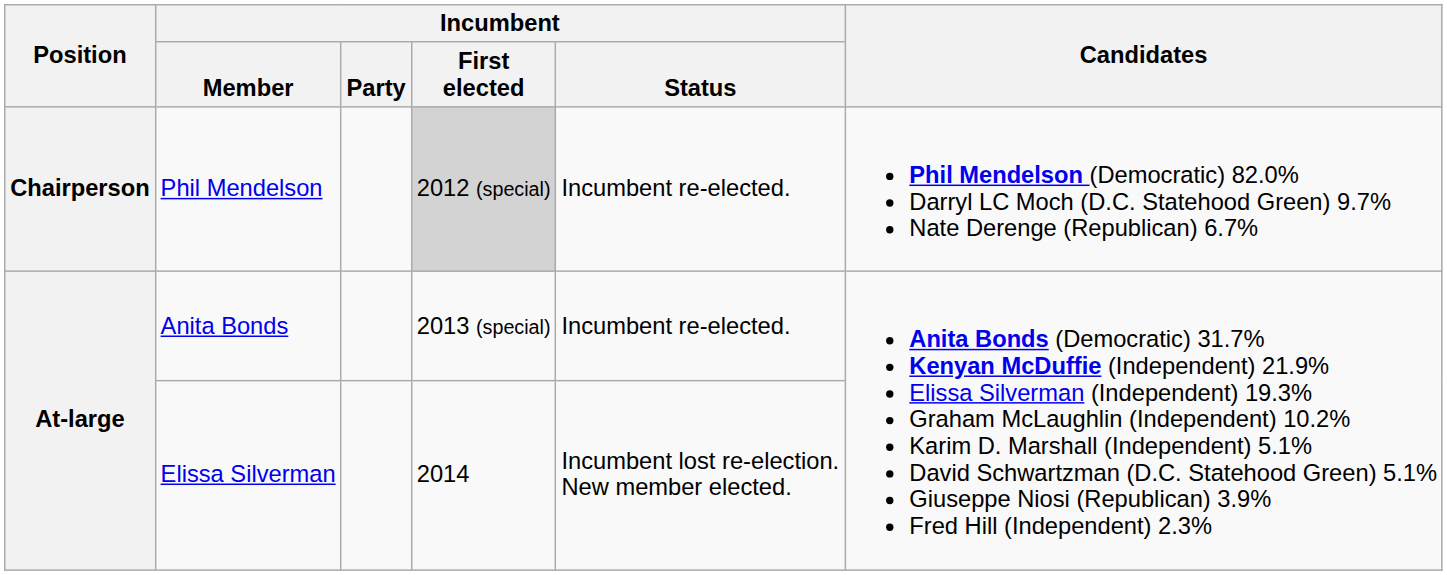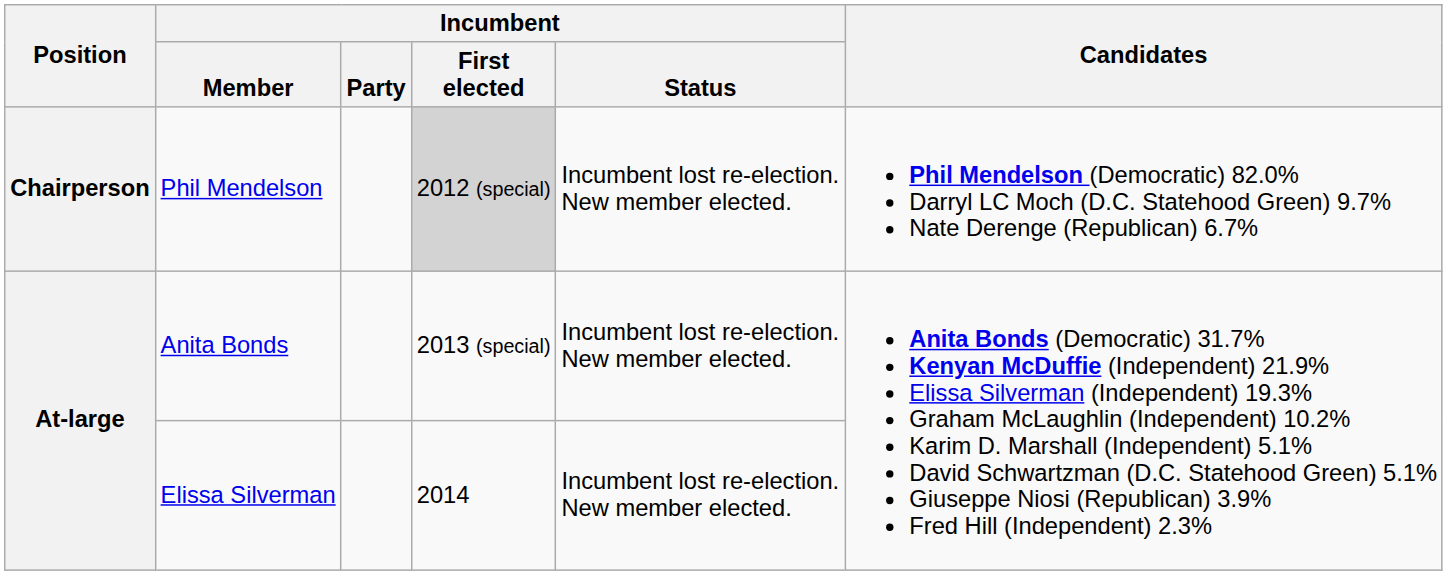(676, 188) Incumbent re-elected. -> (700, 188) Incumbent lost re-election. New member elected.
(676, 326) Incumbent re-elected. -> (700, 345) Incumbent lost re-election. New member elected.
